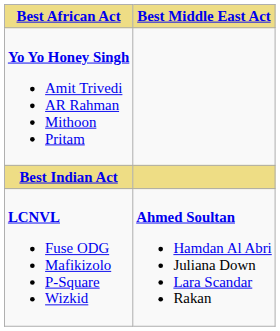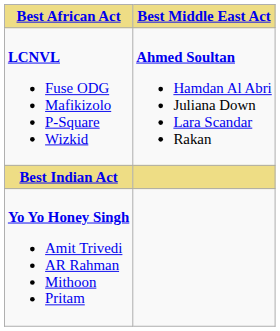rows swapped: (69, 258) <-> (69, 98)
